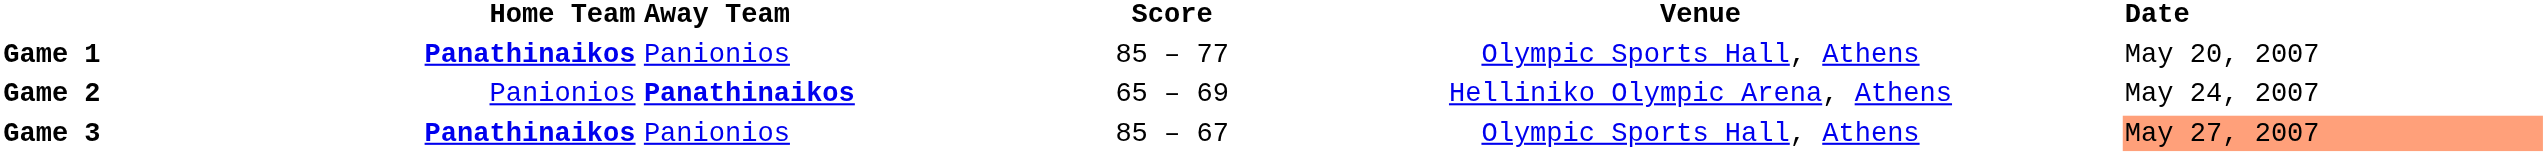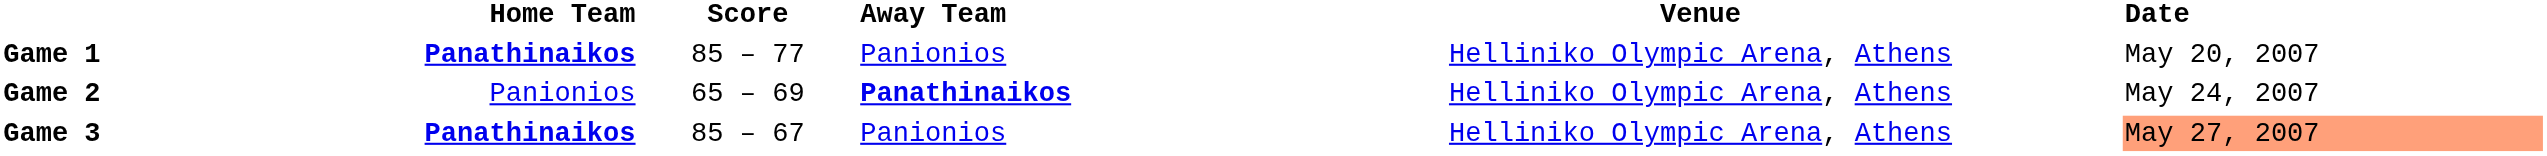columns swapped: (1172, 15) <-> (717, 15)
(1701, 54) Olympic Sports Hall, Athens -> (1701, 54) Helliniko Olympic Arena, Athens
(1701, 133) Olympic Sports Hall, Athens -> (1701, 133) Helliniko Olympic Arena, Athens
